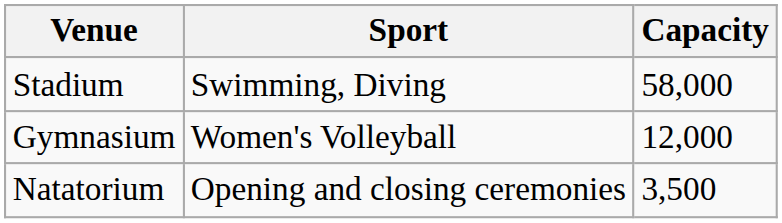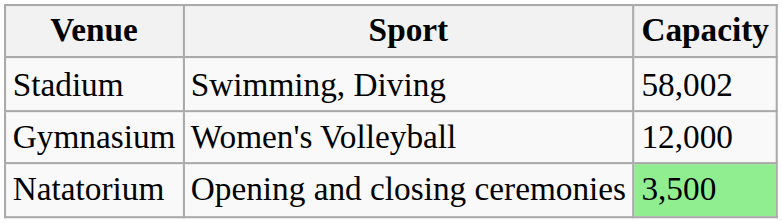(687, 83) 58,000 -> (687, 83) 58,002
(679, 189) no background -> (679, 189) lightgreen background
